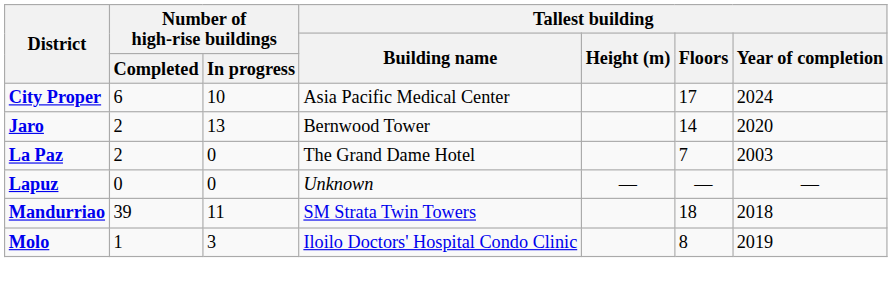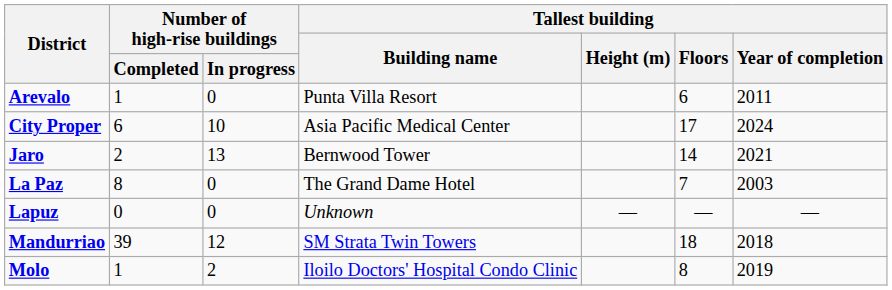+ row: (40, 97)
(755, 126) 2020 -> (755, 155) 2021
(118, 155) 2 -> (118, 184) 8
(216, 213) 11 -> (216, 241) 12
(212, 241) 3 -> (212, 270) 2
